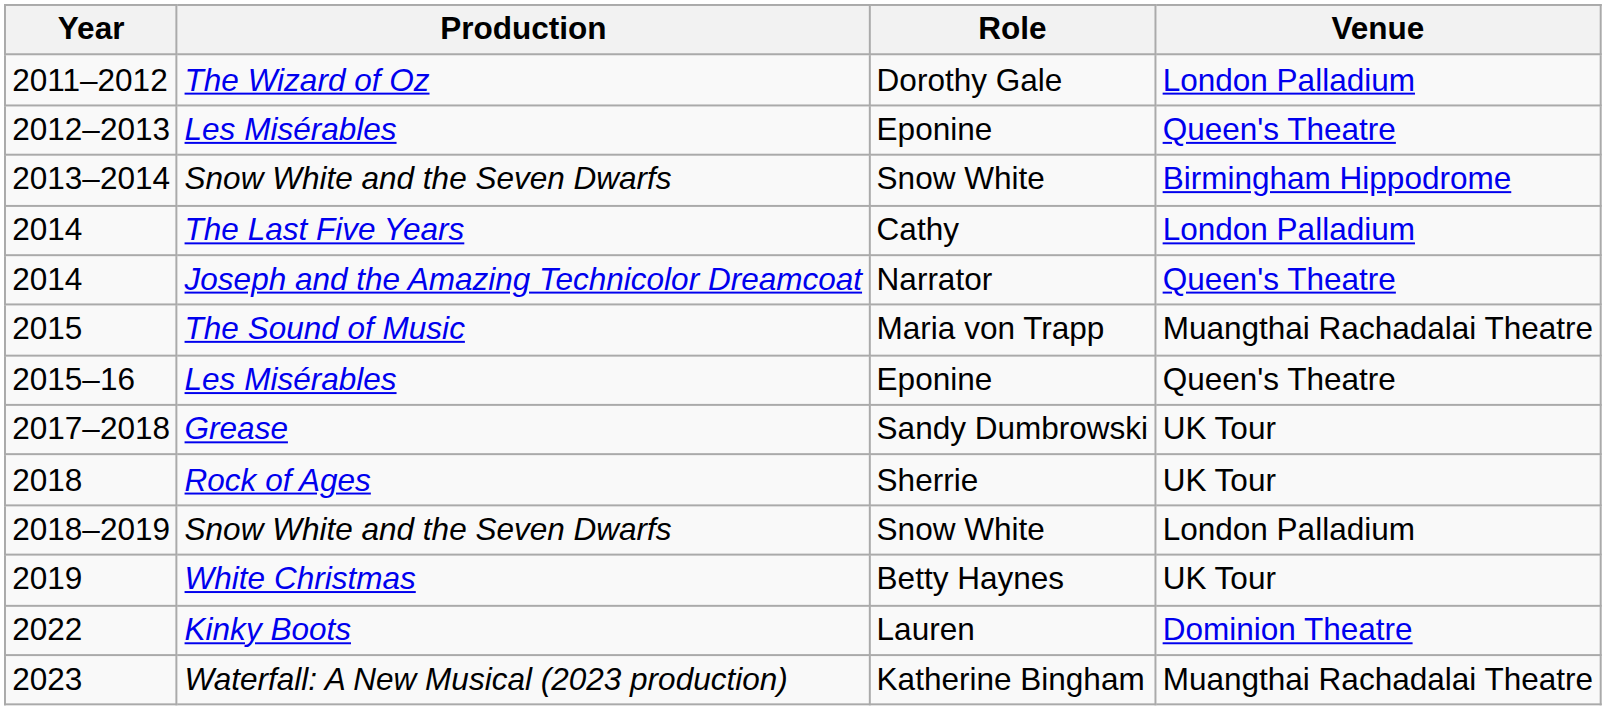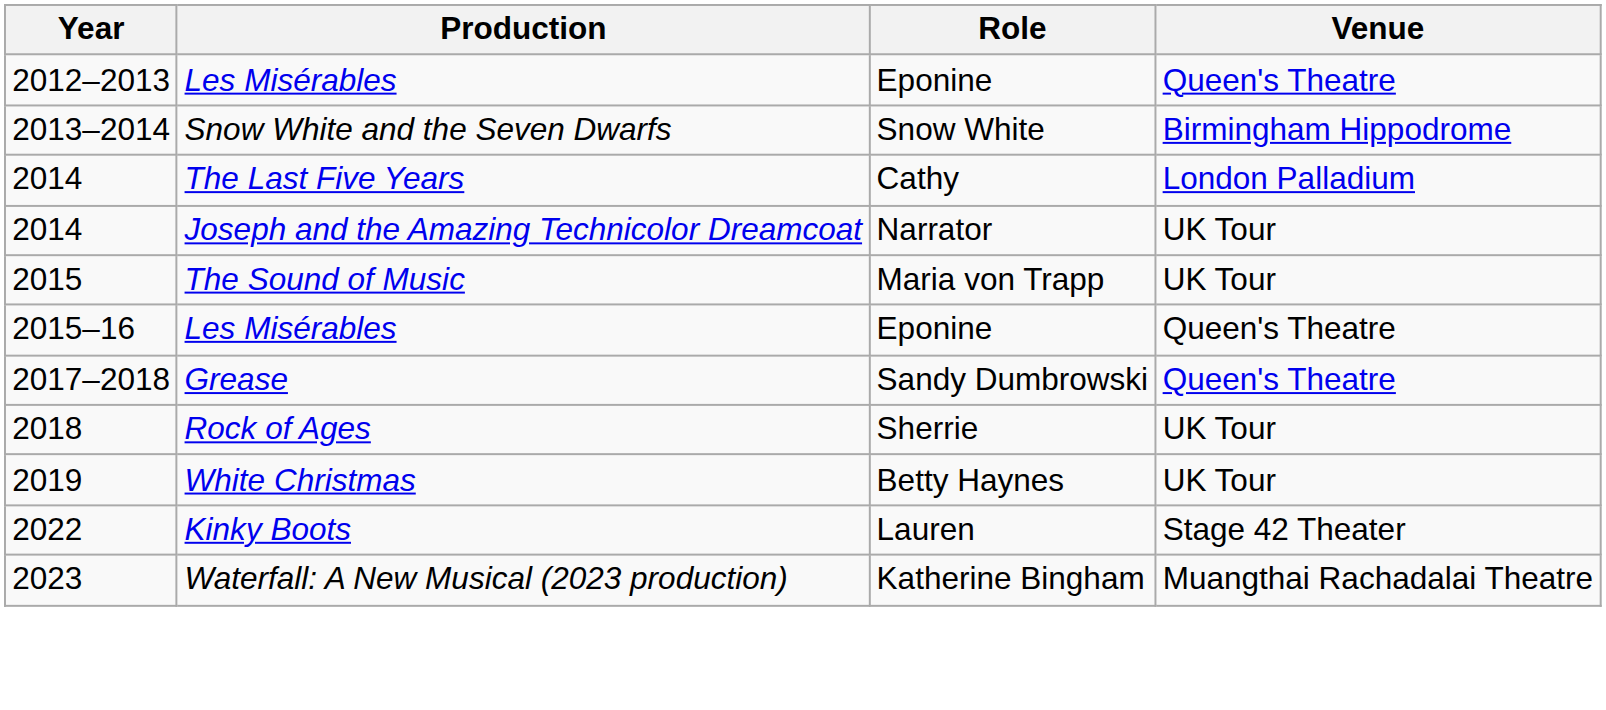- row: (90, 79)
(1279, 279) Queen's Theatre -> (1219, 229) UK Tour
(1378, 329) Muangthai Rachadalai Theatre -> (1219, 279) UK Tour
(1219, 429) UK Tour -> (1279, 379) Queen's Theatre
- row: (91, 529)
(1288, 629) Dominion Theatre -> (1284, 529) Stage 42 Theater
